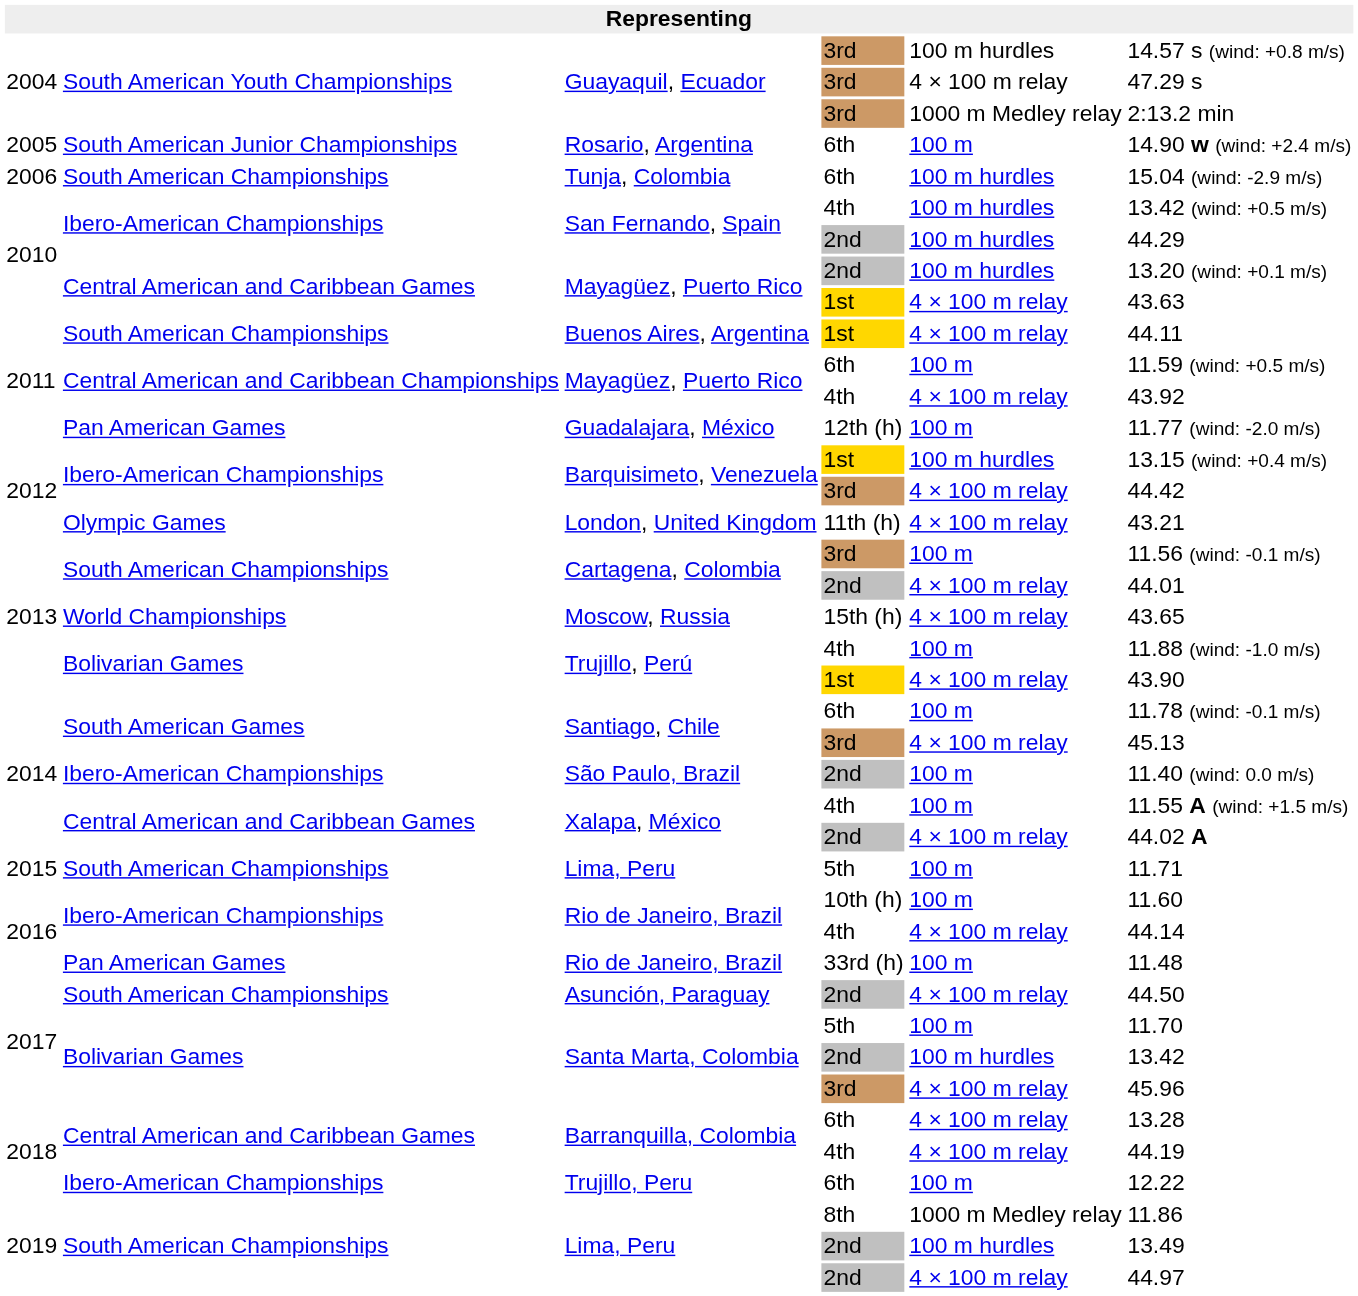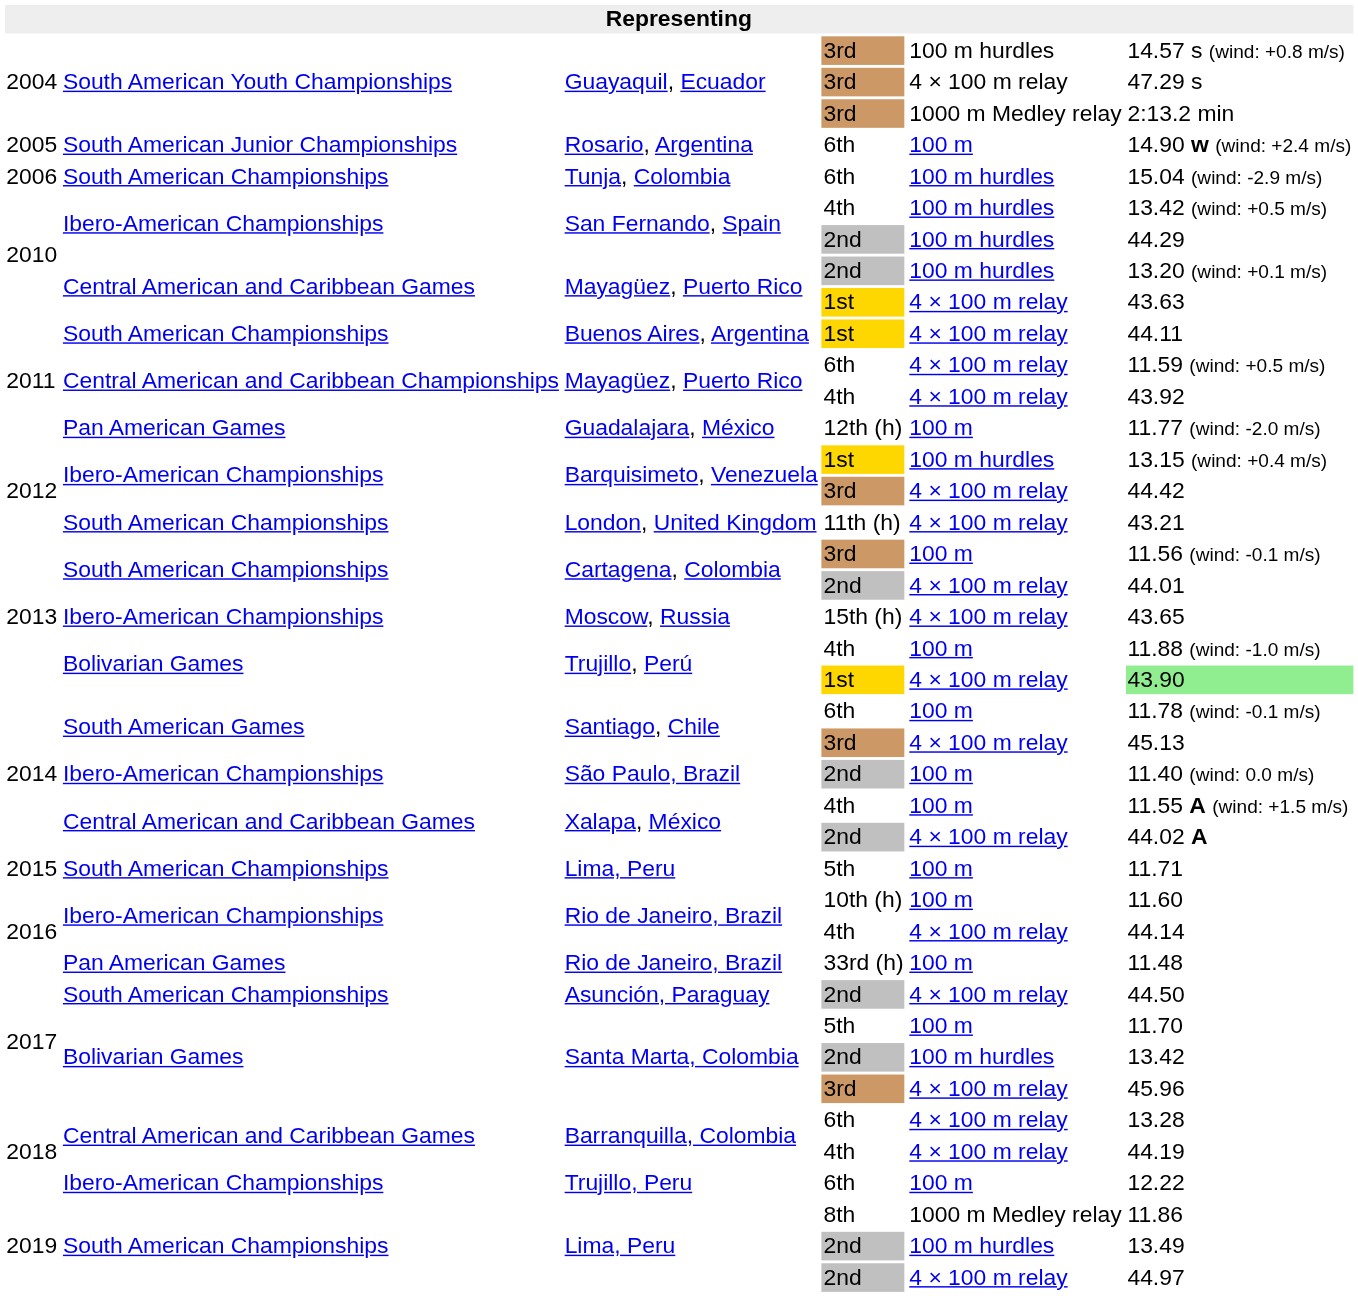(941, 365) 100 m -> (988, 365) 4 × 100 m relay
(144, 522) Olympic Games -> (226, 522) South American Championships
(175, 616) World Championships -> (223, 616) Ibero-American Championships
(1156, 679) no background -> (1156, 679) lightgreen background
